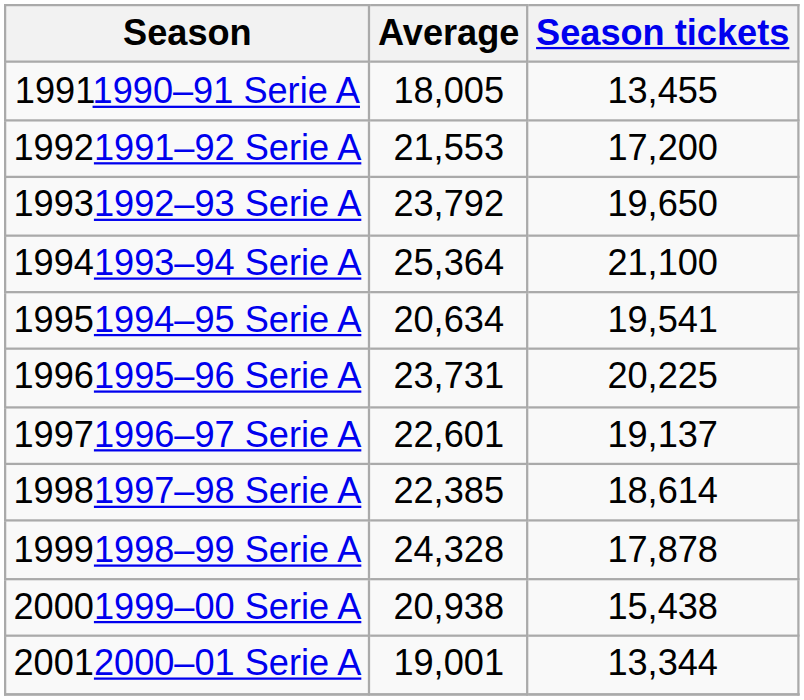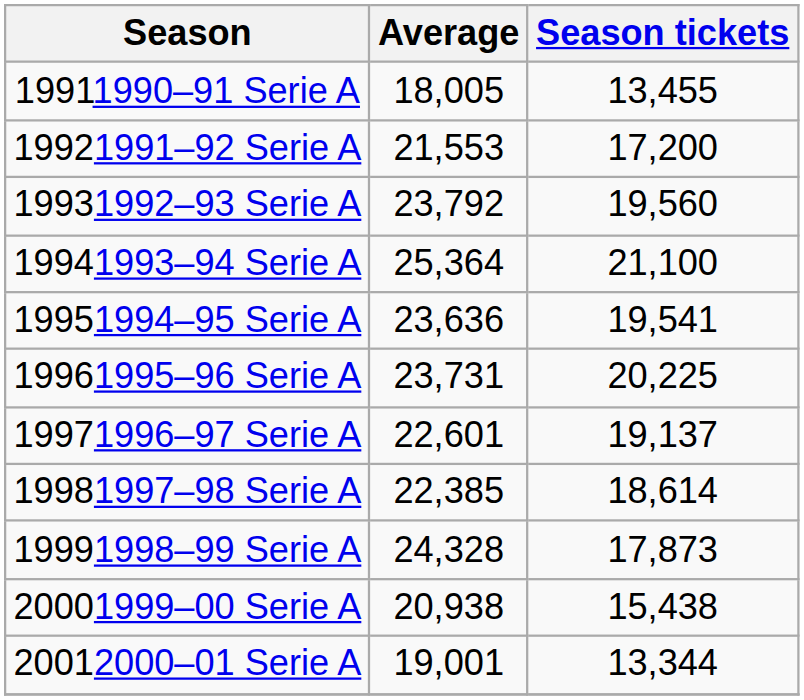(663, 205) 19,650 -> (663, 205) 19,560
(449, 319) 20,634 -> (449, 319) 23,636
(663, 549) 17,878 -> (663, 549) 17,873
